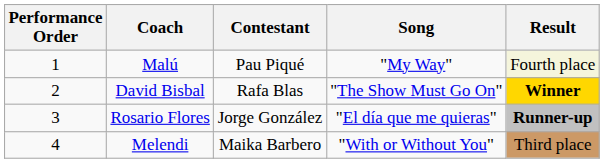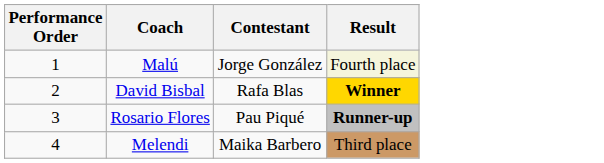- column: (416, 27)
(270, 63) Pau Piqué -> (270, 63) Jorge González
(270, 117) Jorge González -> (270, 117) Pau Piqué
